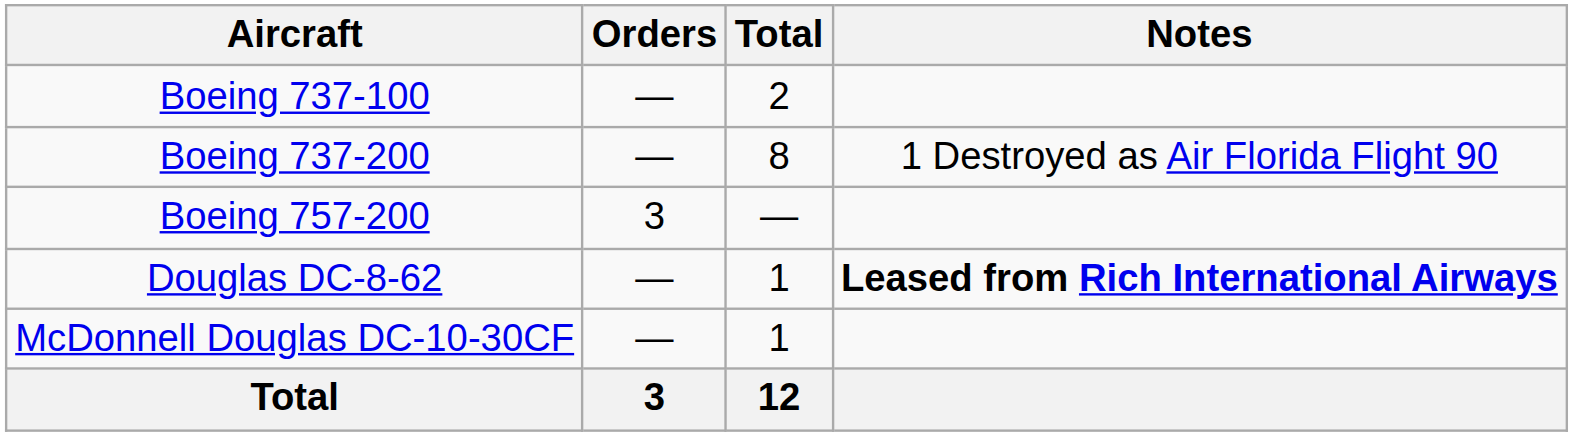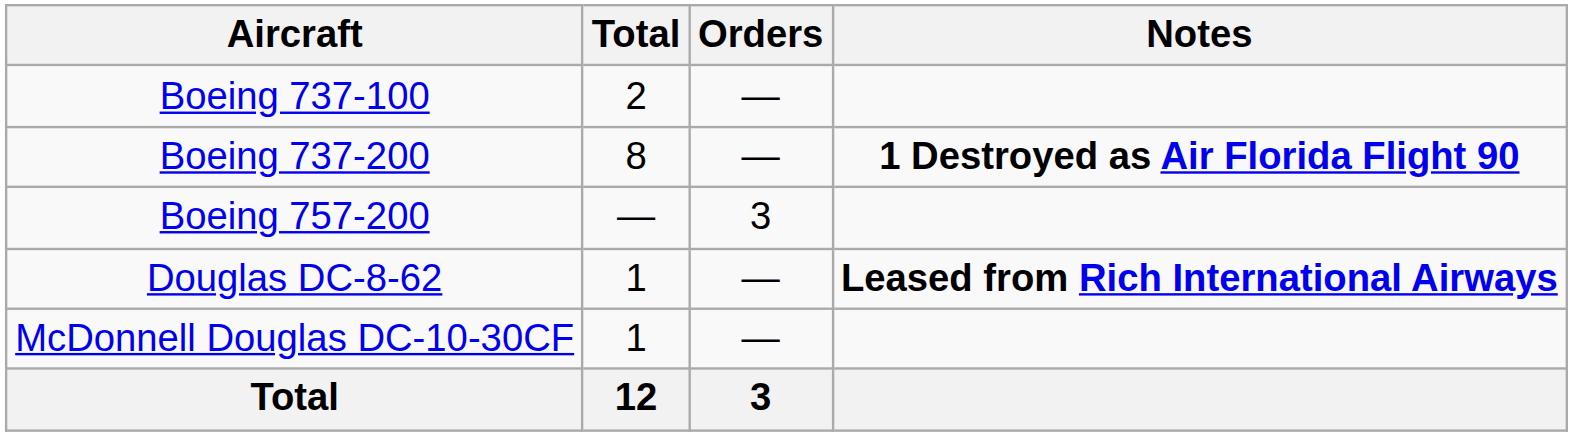columns swapped: (779, 34) <-> (654, 34)
(1199, 156) normal -> (1199, 156) bold
